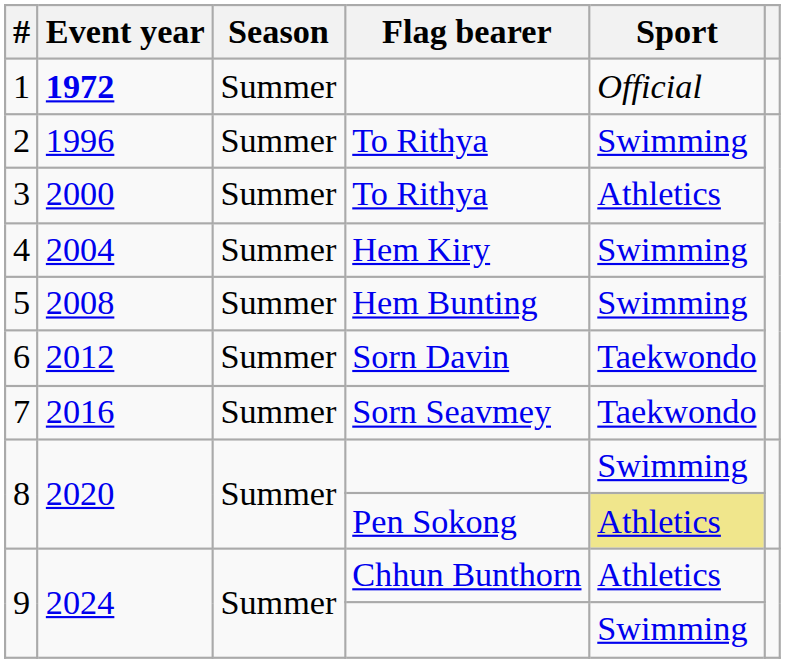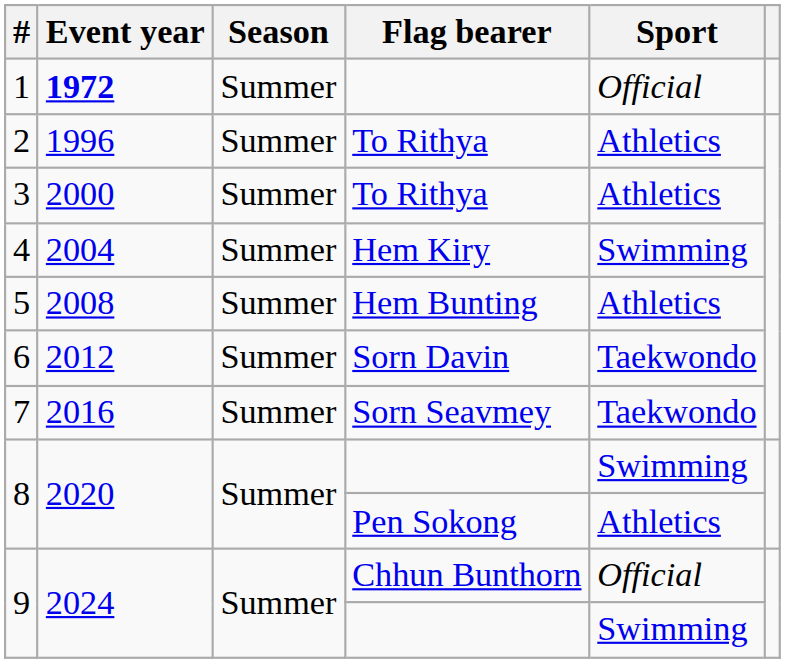(672, 140) Swimming -> (659, 140) Athletics
(672, 303) Swimming -> (659, 303) Athletics
(659, 520) khaki background -> (659, 520) no background
(659, 574) Athletics -> (650, 574) Official
